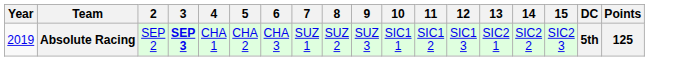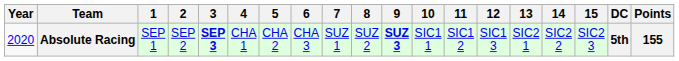+ column: (153, 14)
(21, 39) 2019 -> (21, 39) 2020
(367, 39) normal -> (397, 39) bold
(623, 39) 125 -> (653, 39) 155
